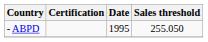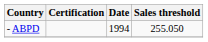(119, 28) 1995 -> (119, 28) 1994
